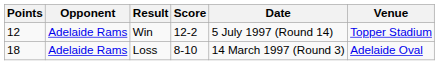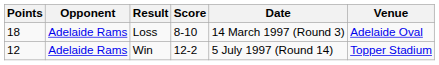rows swapped: (143, 32) <-> (145, 50)
